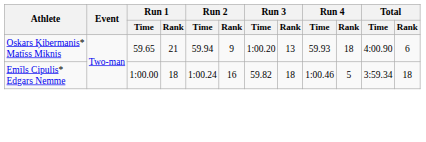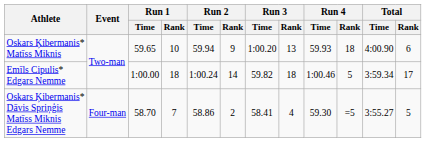(173, 48) 21 -> (174, 48) 10
(232, 75) 16 -> (233, 75) 14
(407, 75) 18 -> (408, 75) 17
+ row: (45, 113)
